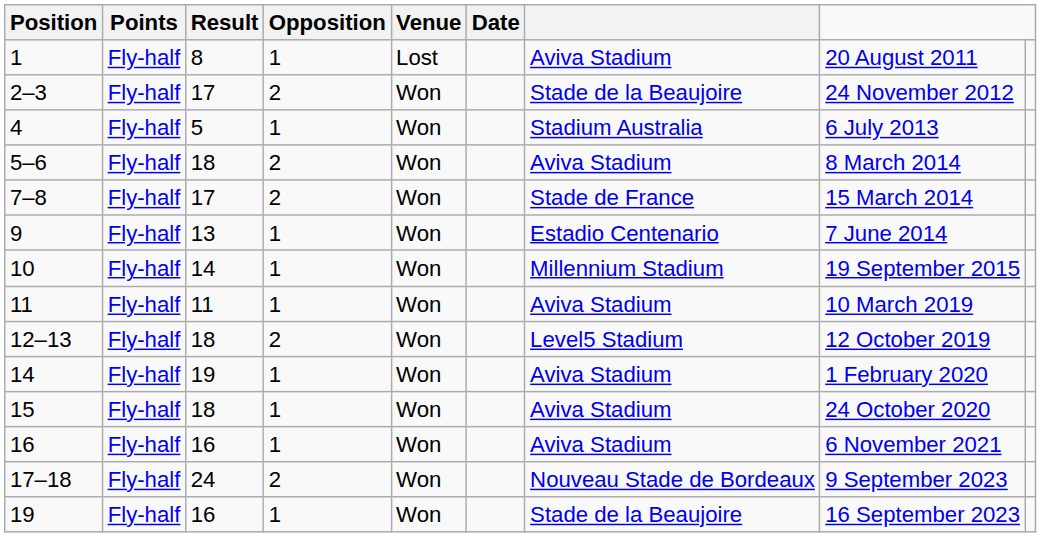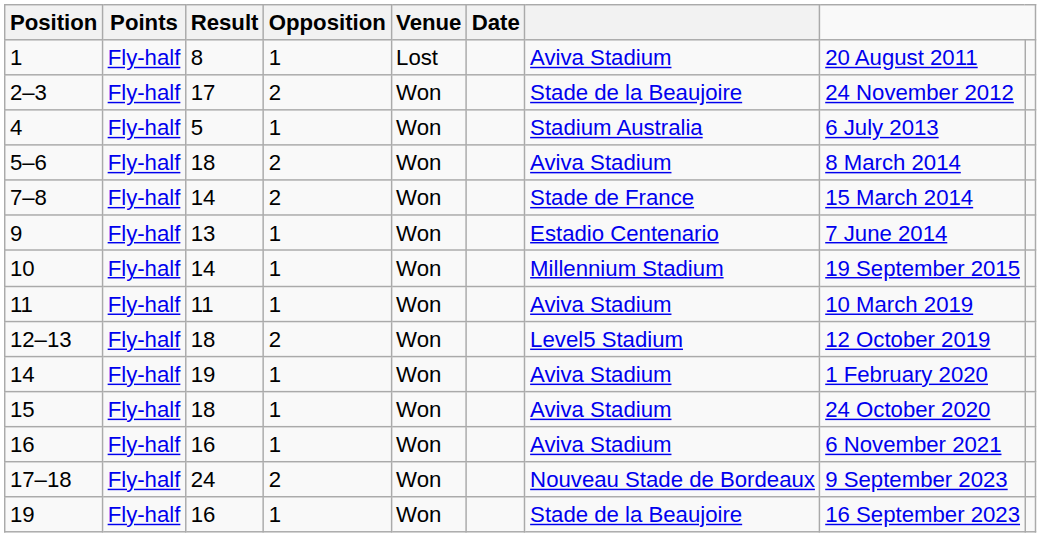(203, 198) 17 -> (203, 198) 14
